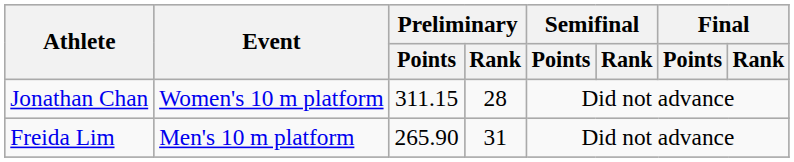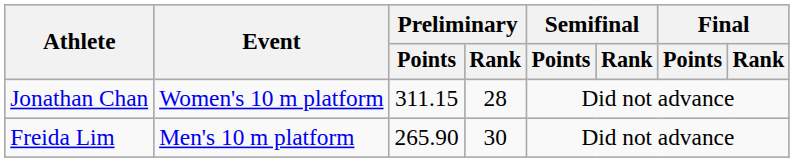(495, 137) 31 -> (495, 137) 30
